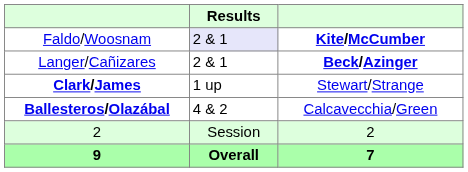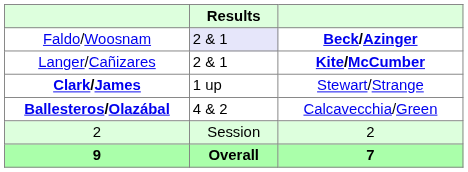(370, 39) Kite/McCumber -> (370, 39) Beck/Azinger
(370, 62) Beck/Azinger -> (370, 62) Kite/McCumber
